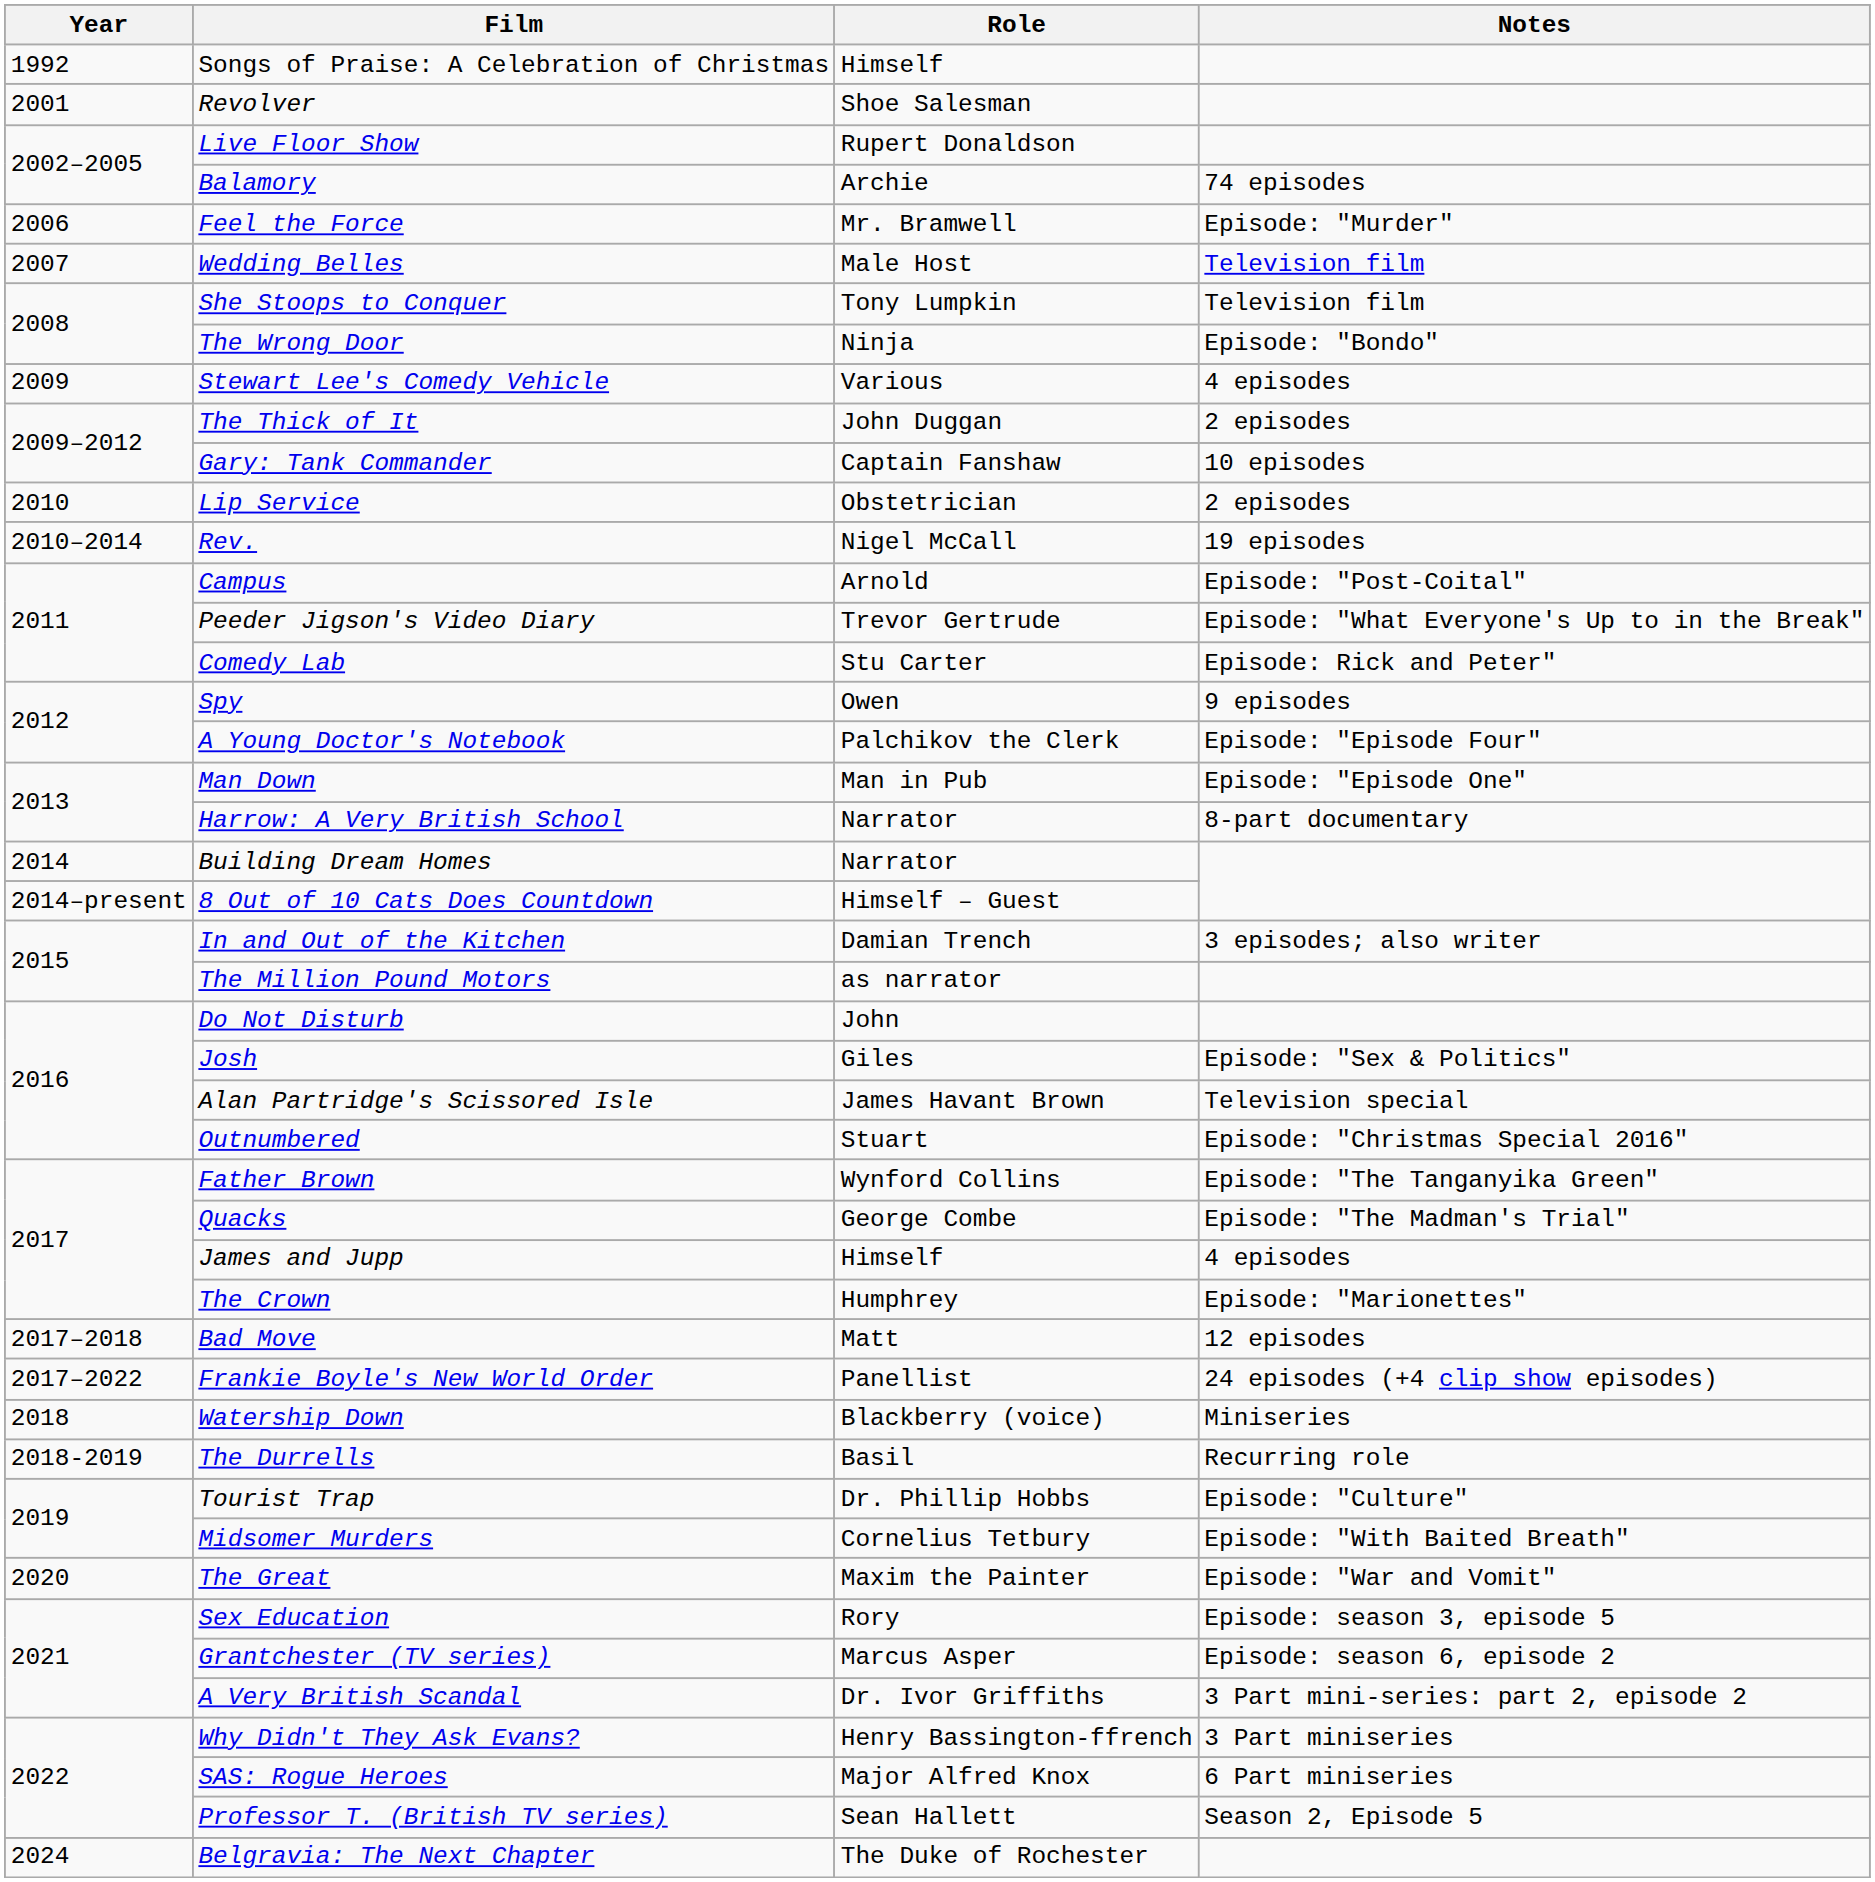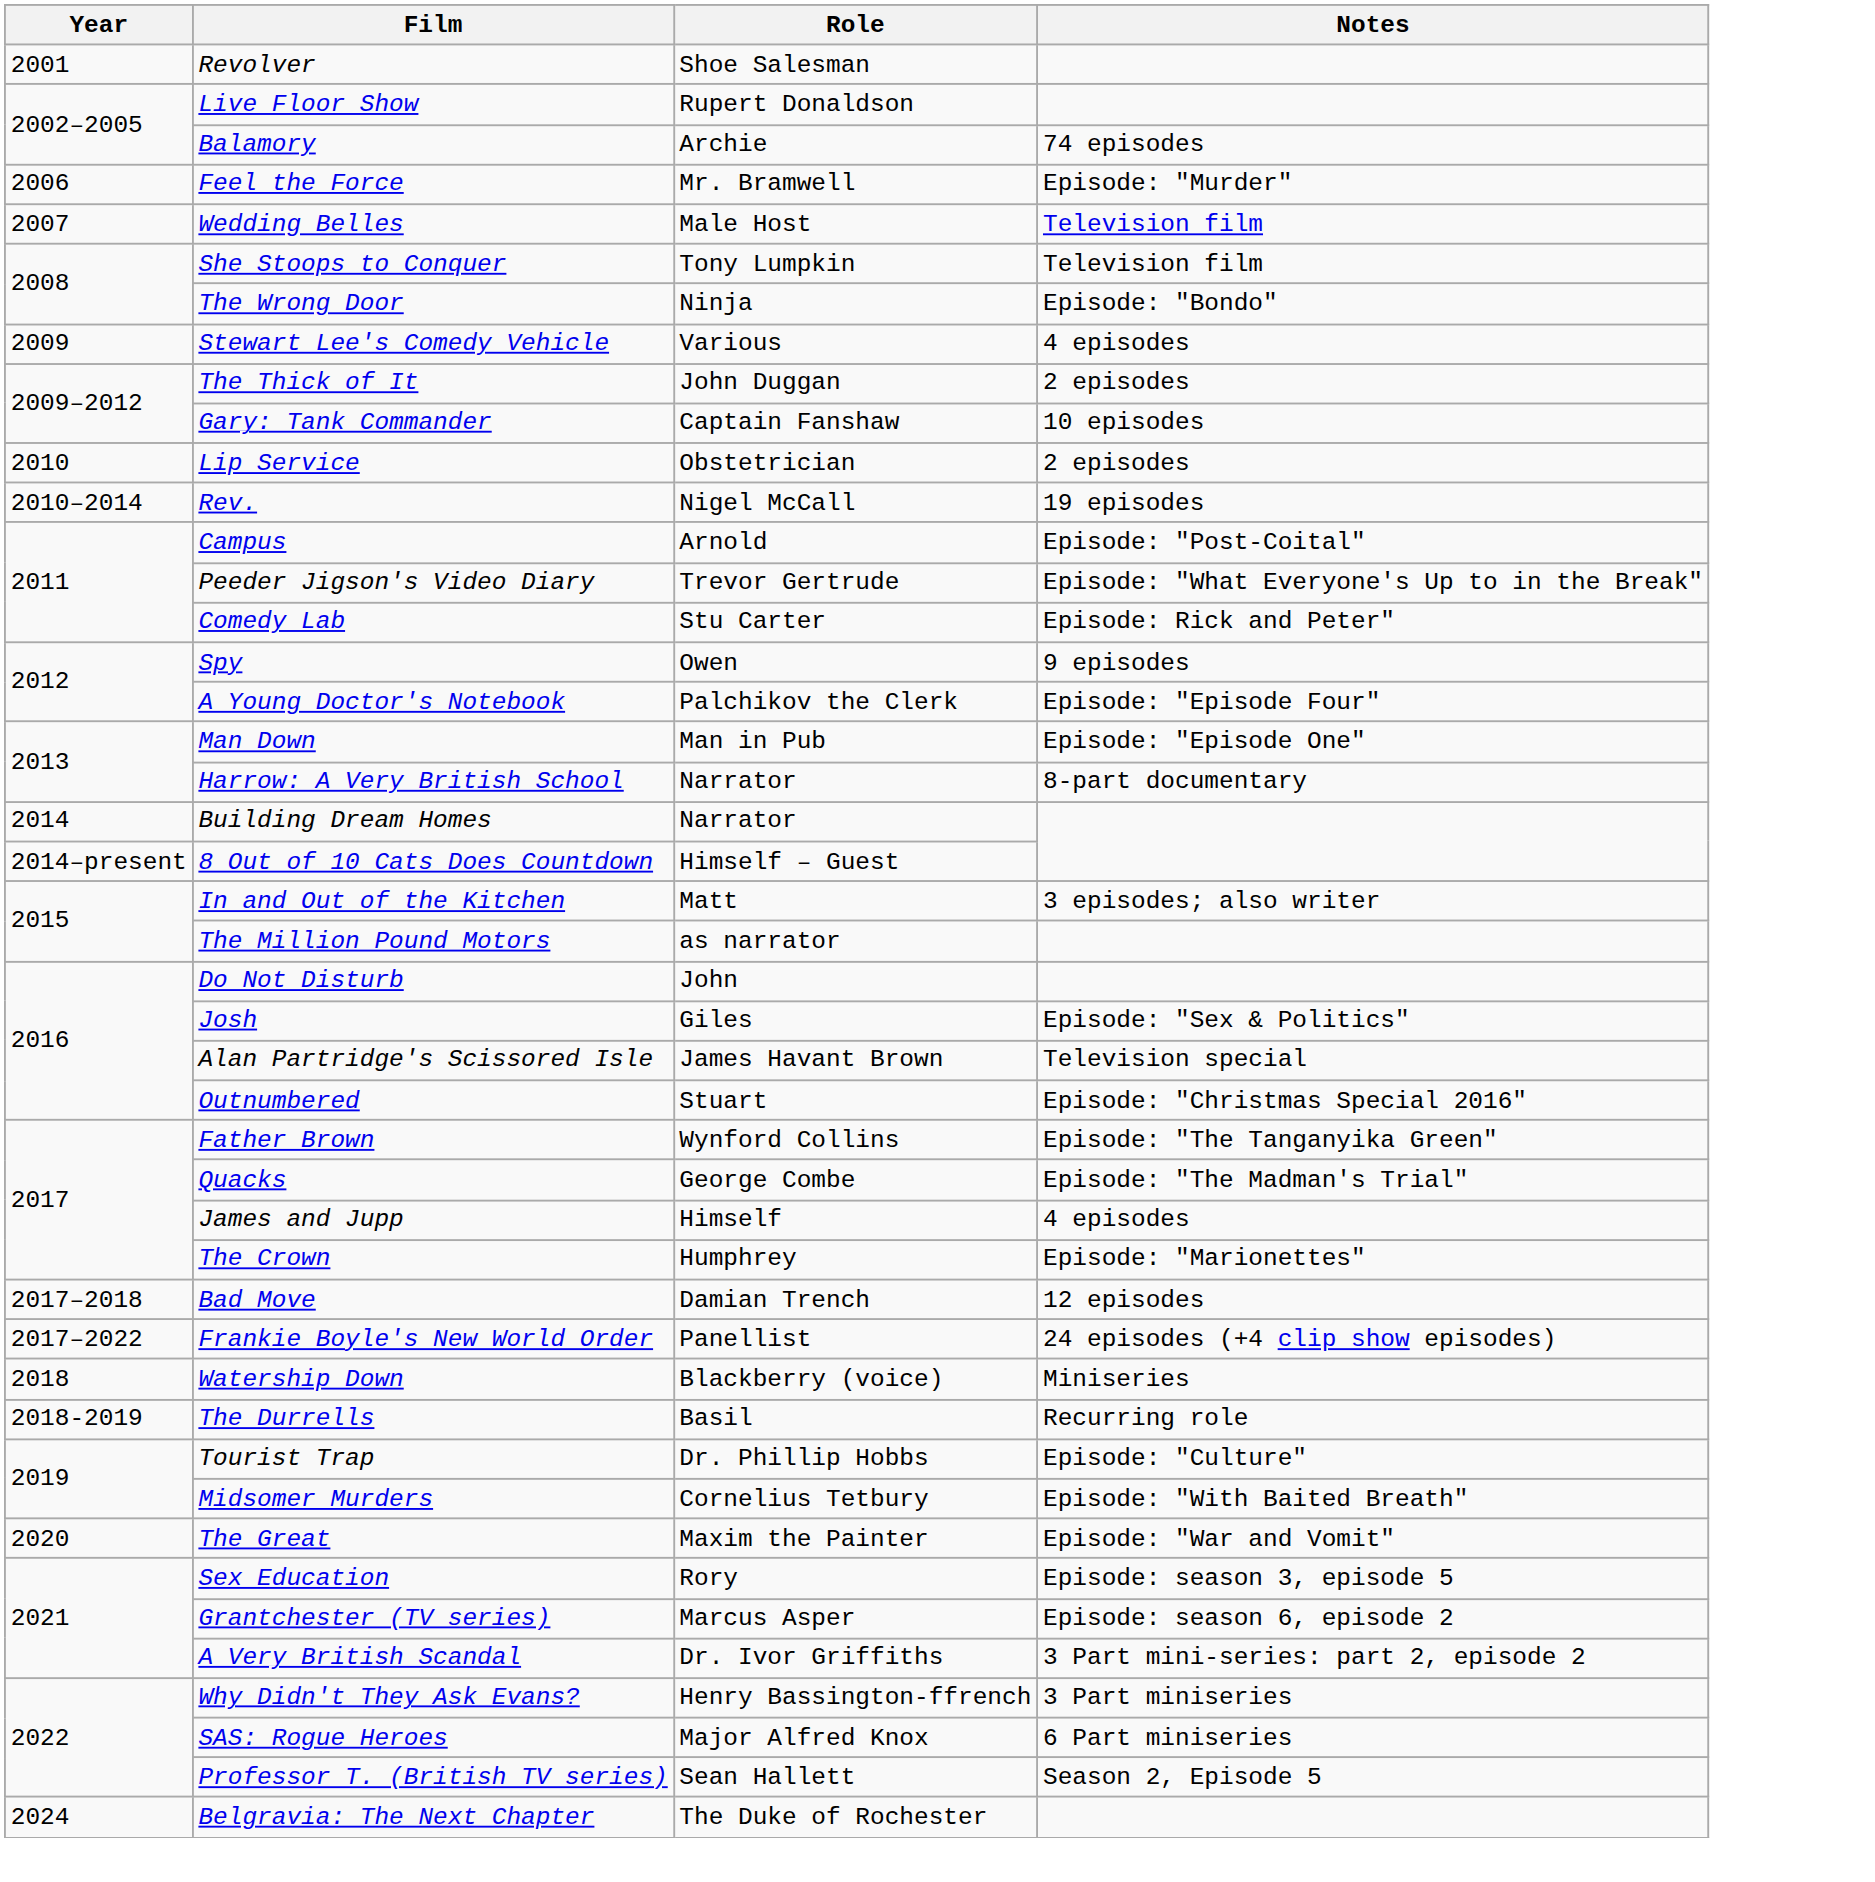- row: (514, 65)
(936, 941) Damian Trench -> (709, 901) Matt
(870, 1339) Matt -> (775, 1299) Damian Trench
